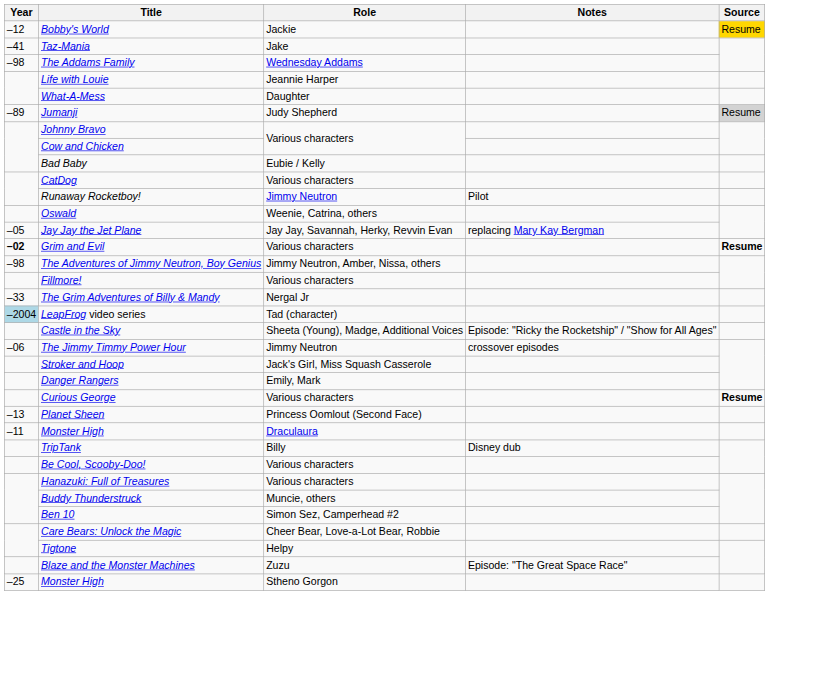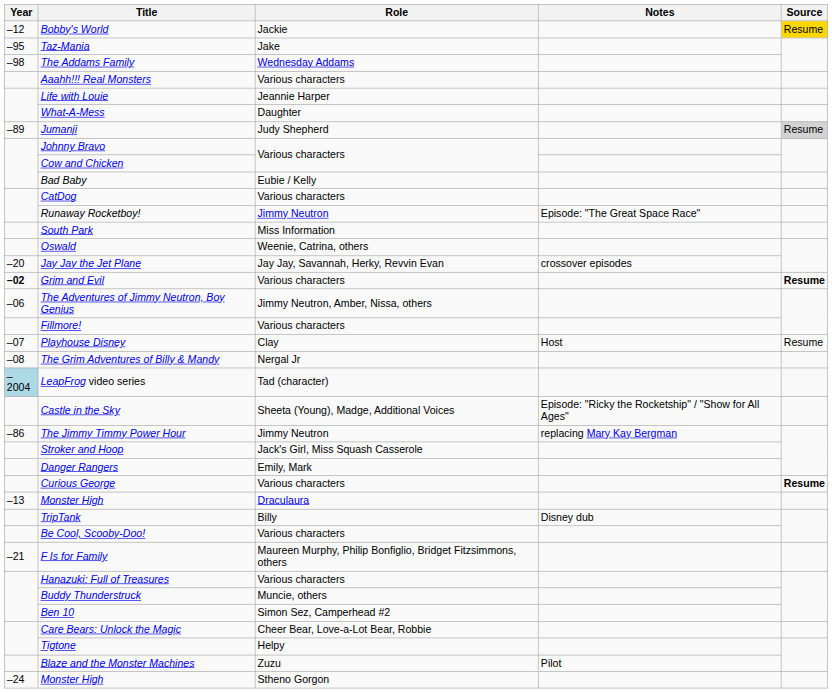(16, 46) –41 -> (16, 46) –95
+ row: (96, 79)
(478, 197) Pilot -> (621, 213) Episode: "The Great Space Race"
+ row: (67, 230)
(16, 230) –05 -> (16, 264) –20
(536, 230) replacing Mary Kay Bergman -> (586, 264) crossover episodes
(16, 264) –98 -> (16, 303) –06
+ row: (83, 342)
(16, 297) –33 -> (16, 359) –08
(16, 347) –06 -> (16, 433) –86
(513, 347) crossover episodes -> (609, 433) replacing Mary Kay Bergman
- row: (73, 414)
(15, 431) –11 -> (16, 500) –13
+ row: (74, 556)
(548, 565) Episode: "The Great Space Race" -> (551, 663) Pilot
(16, 582) –25 -> (16, 680) –24
